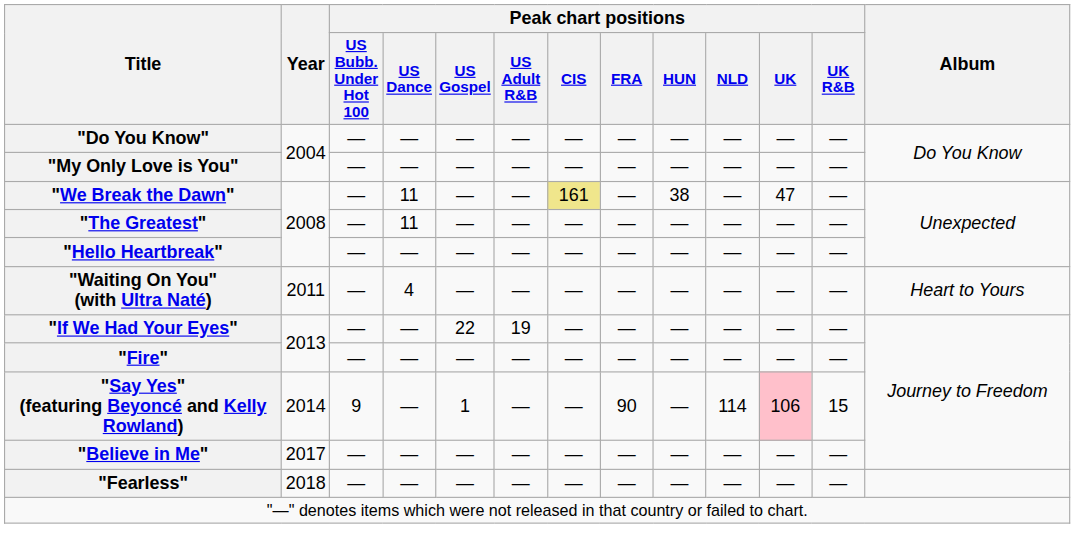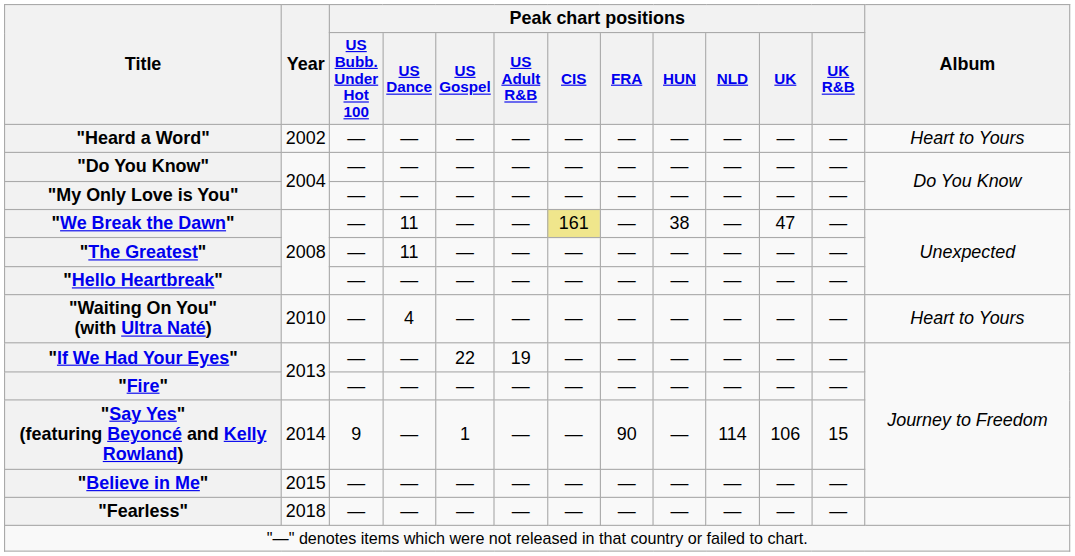+ row: (143, 138)
(306, 290) 2011 -> (306, 318) 2010
(785, 406) pink background -> (785, 434) no background
(306, 454) 2017 -> (306, 483) 2015
